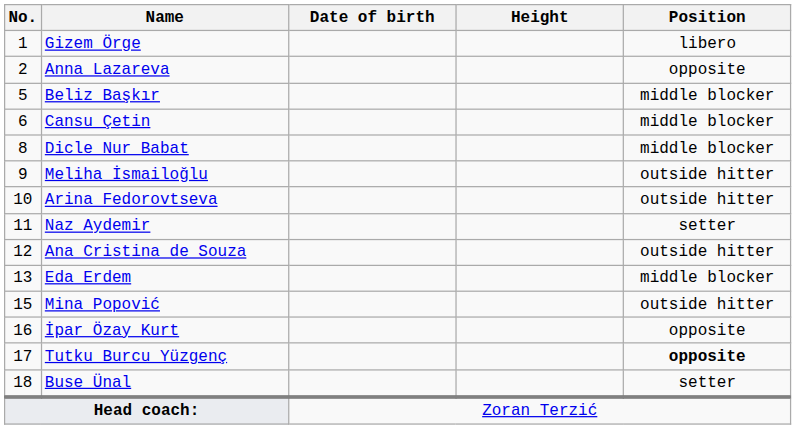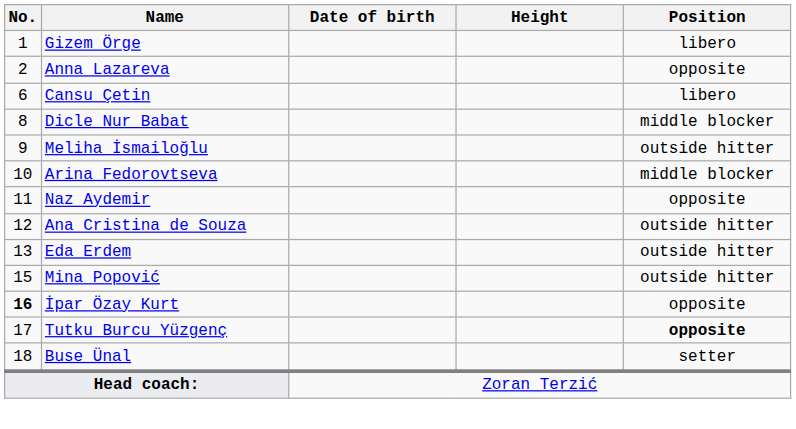- row: (102, 96)
(707, 122) middle blocker -> (707, 96) libero
(707, 200) outside hitter -> (707, 174) middle blocker
(707, 226) setter -> (707, 200) opposite
(707, 278) middle blocker -> (707, 252) outside hitter
(23, 330) normal -> (23, 304) bold
